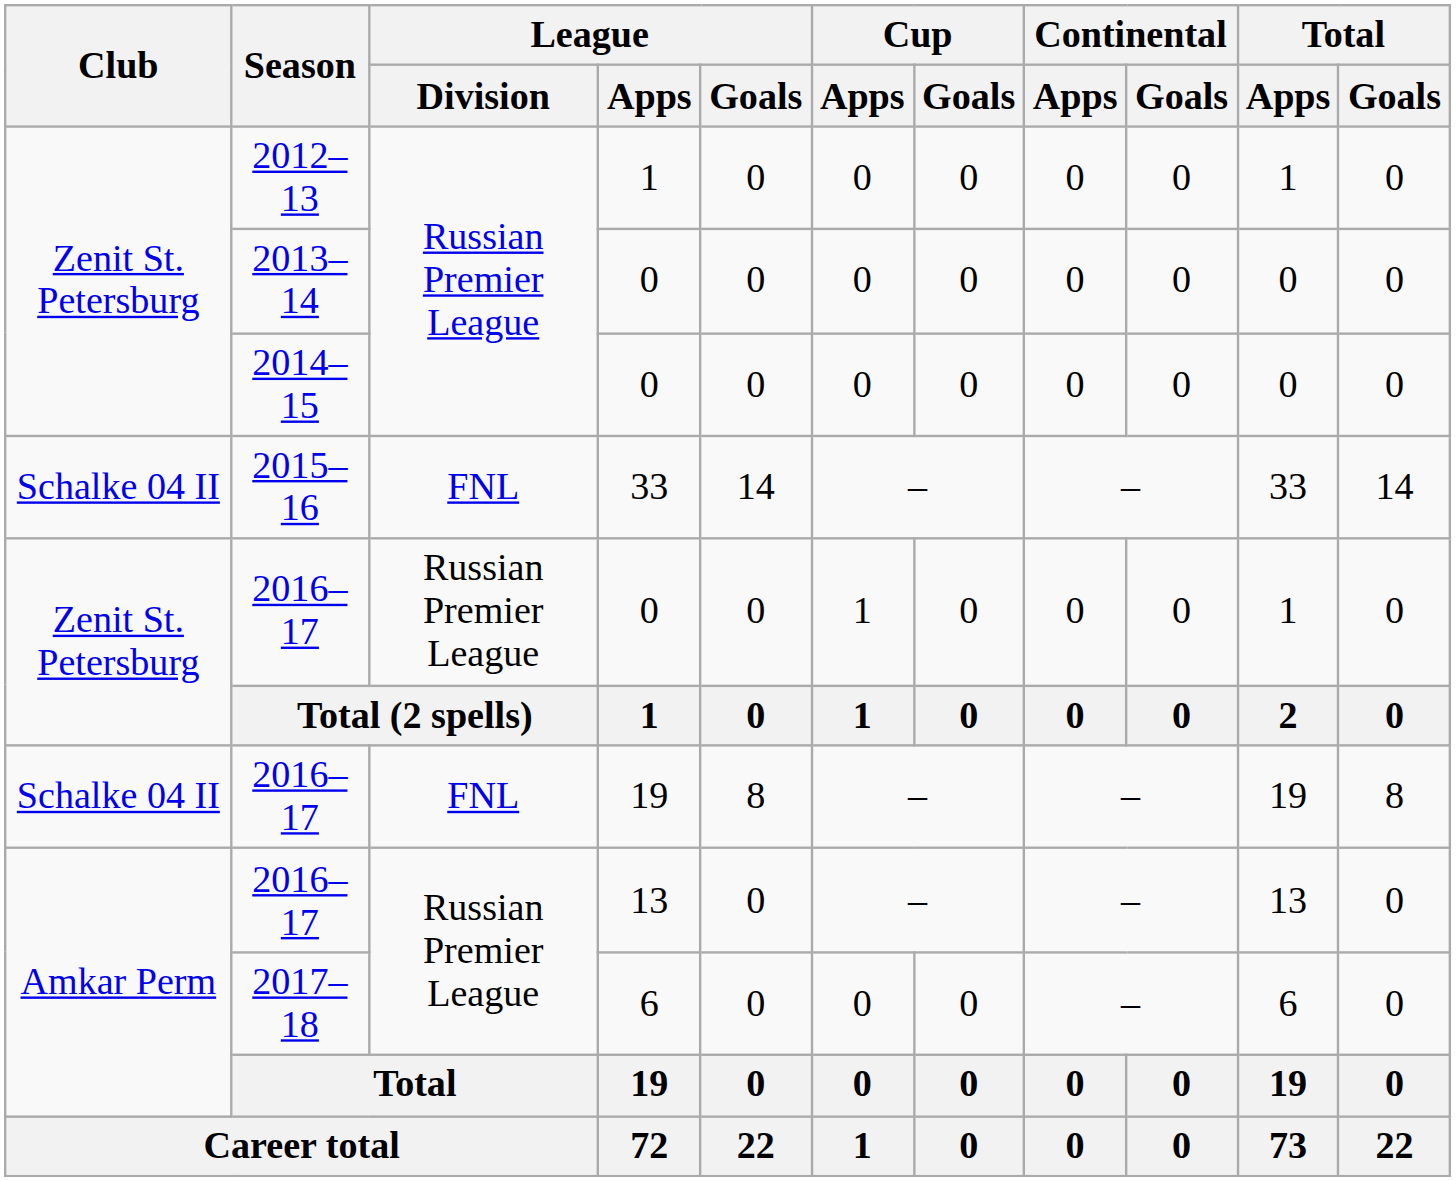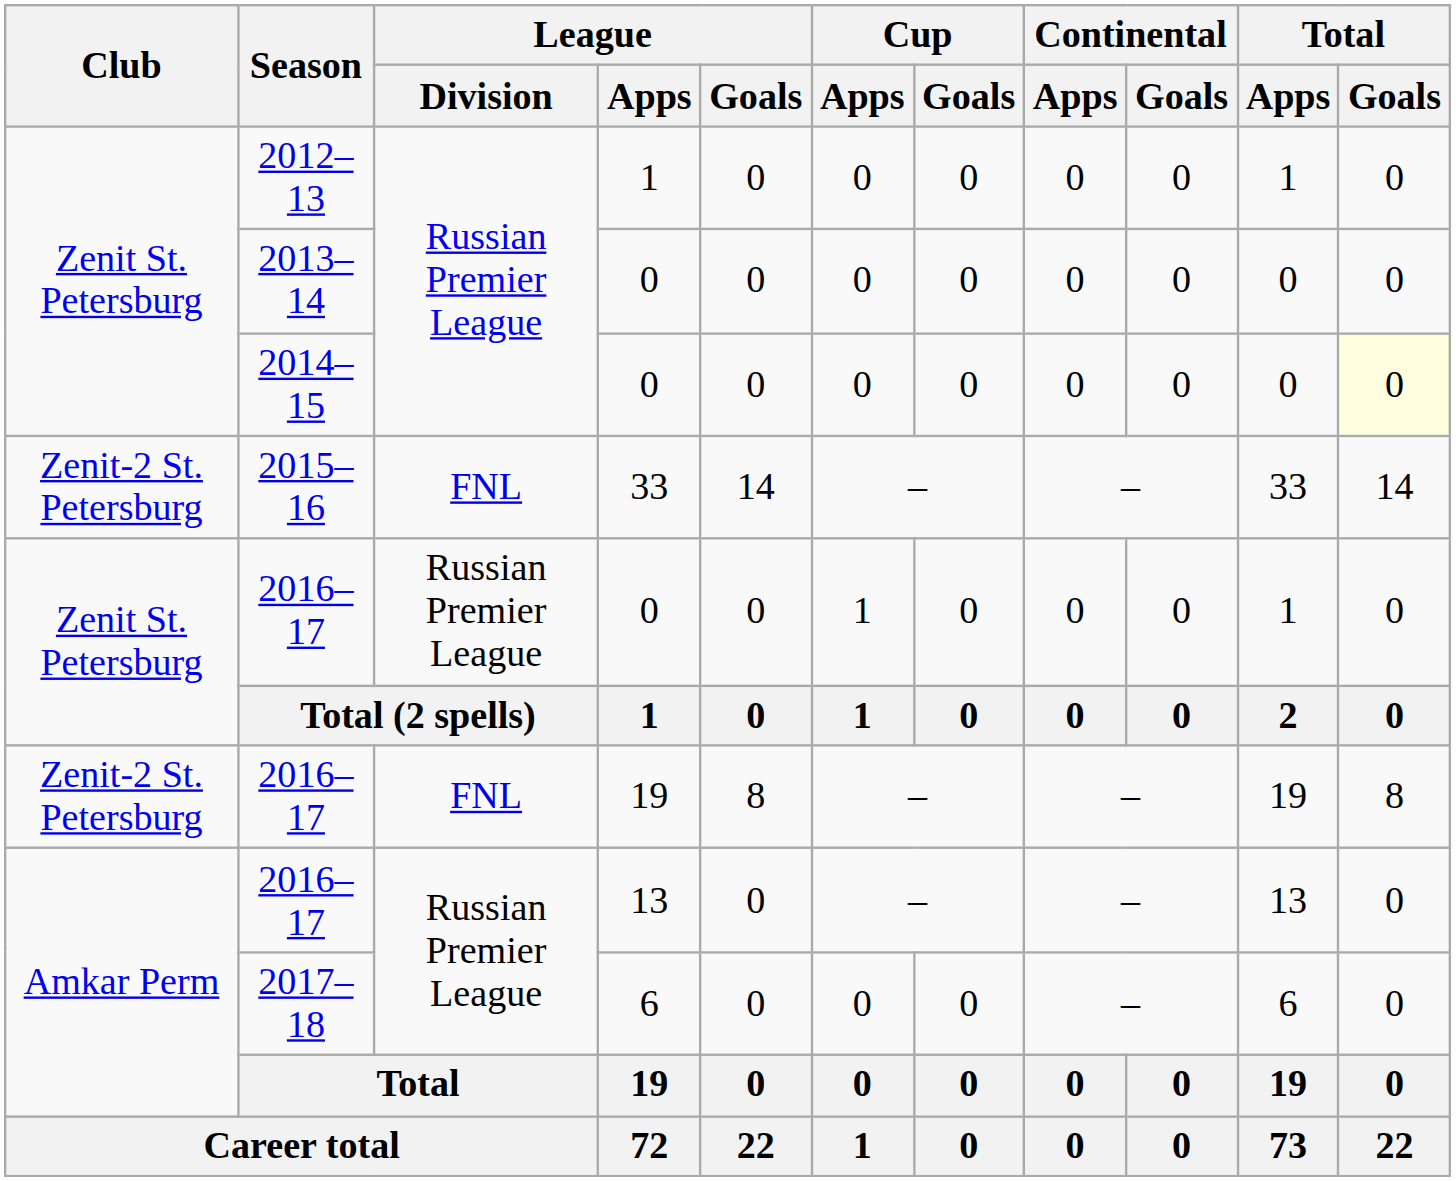(1394, 383) no background -> (1394, 383) lightyellow background
(118, 486) Schalke 04 II -> (122, 486) Zenit-2 St. Petersburg
(118, 796) Schalke 04 II -> (122, 796) Zenit-2 St. Petersburg
